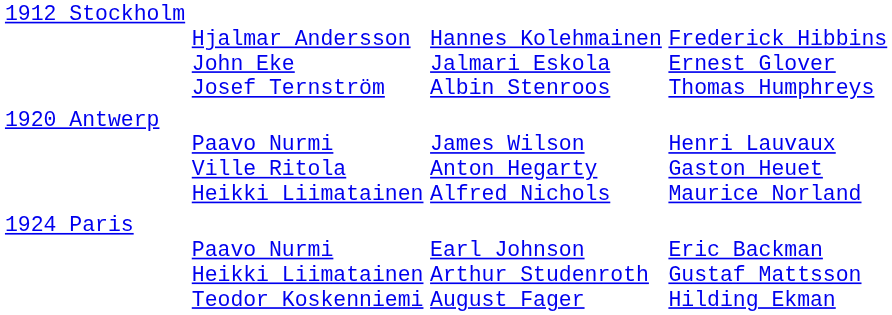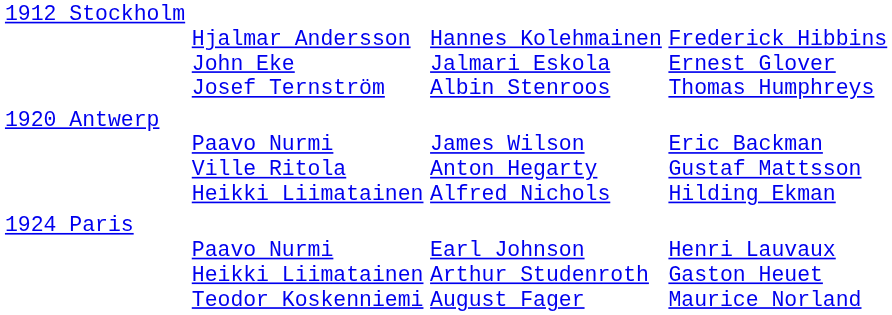(765, 169) Henri Lauvaux Gaston Heuet Maurice Norland -> (765, 169) Eric Backman Gustaf Mattsson Hilding Ekman
(765, 275) Eric Backman Gustaf Mattsson Hilding Ekman -> (765, 275) Henri Lauvaux Gaston Heuet Maurice Norland
